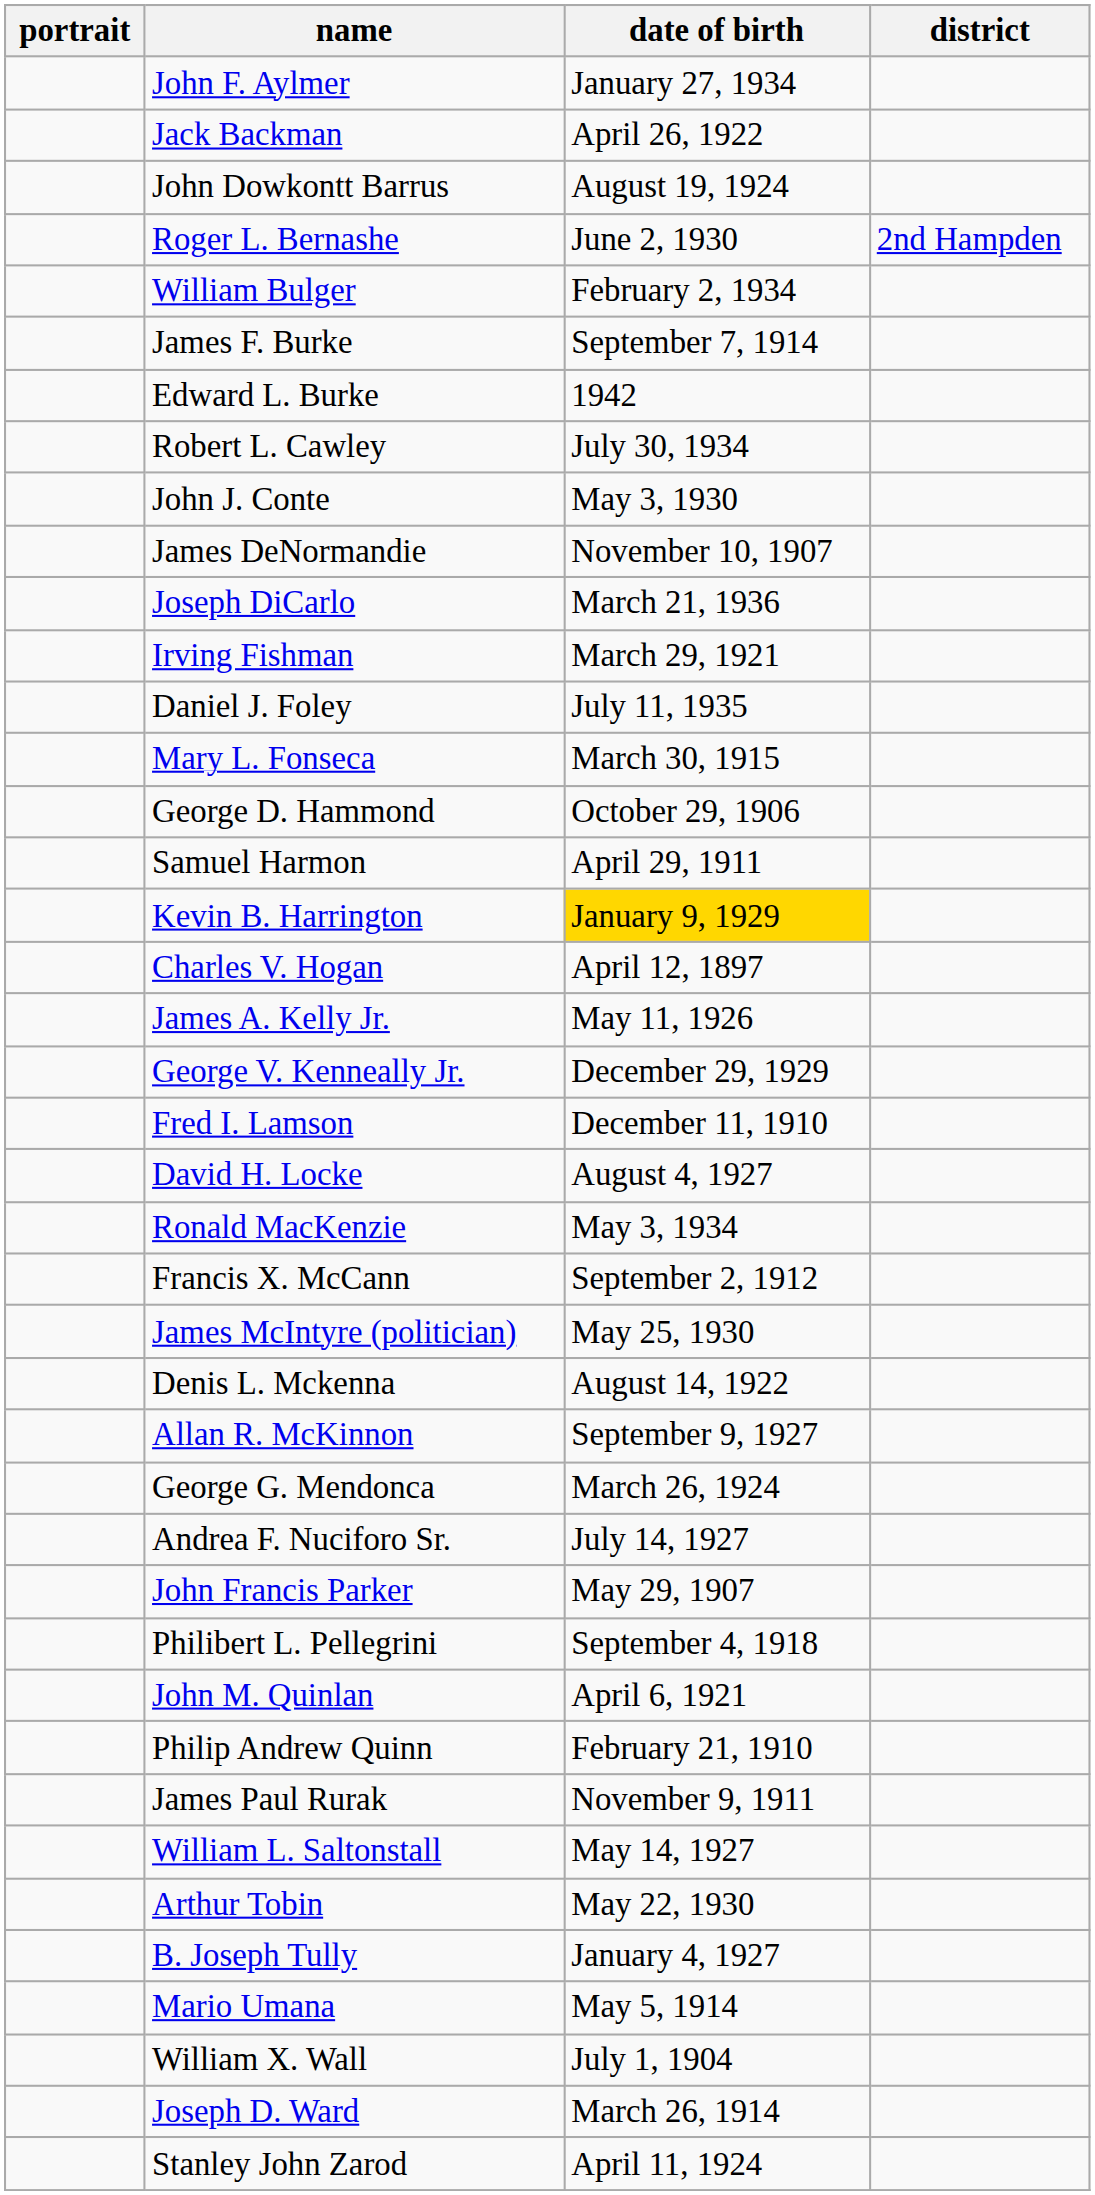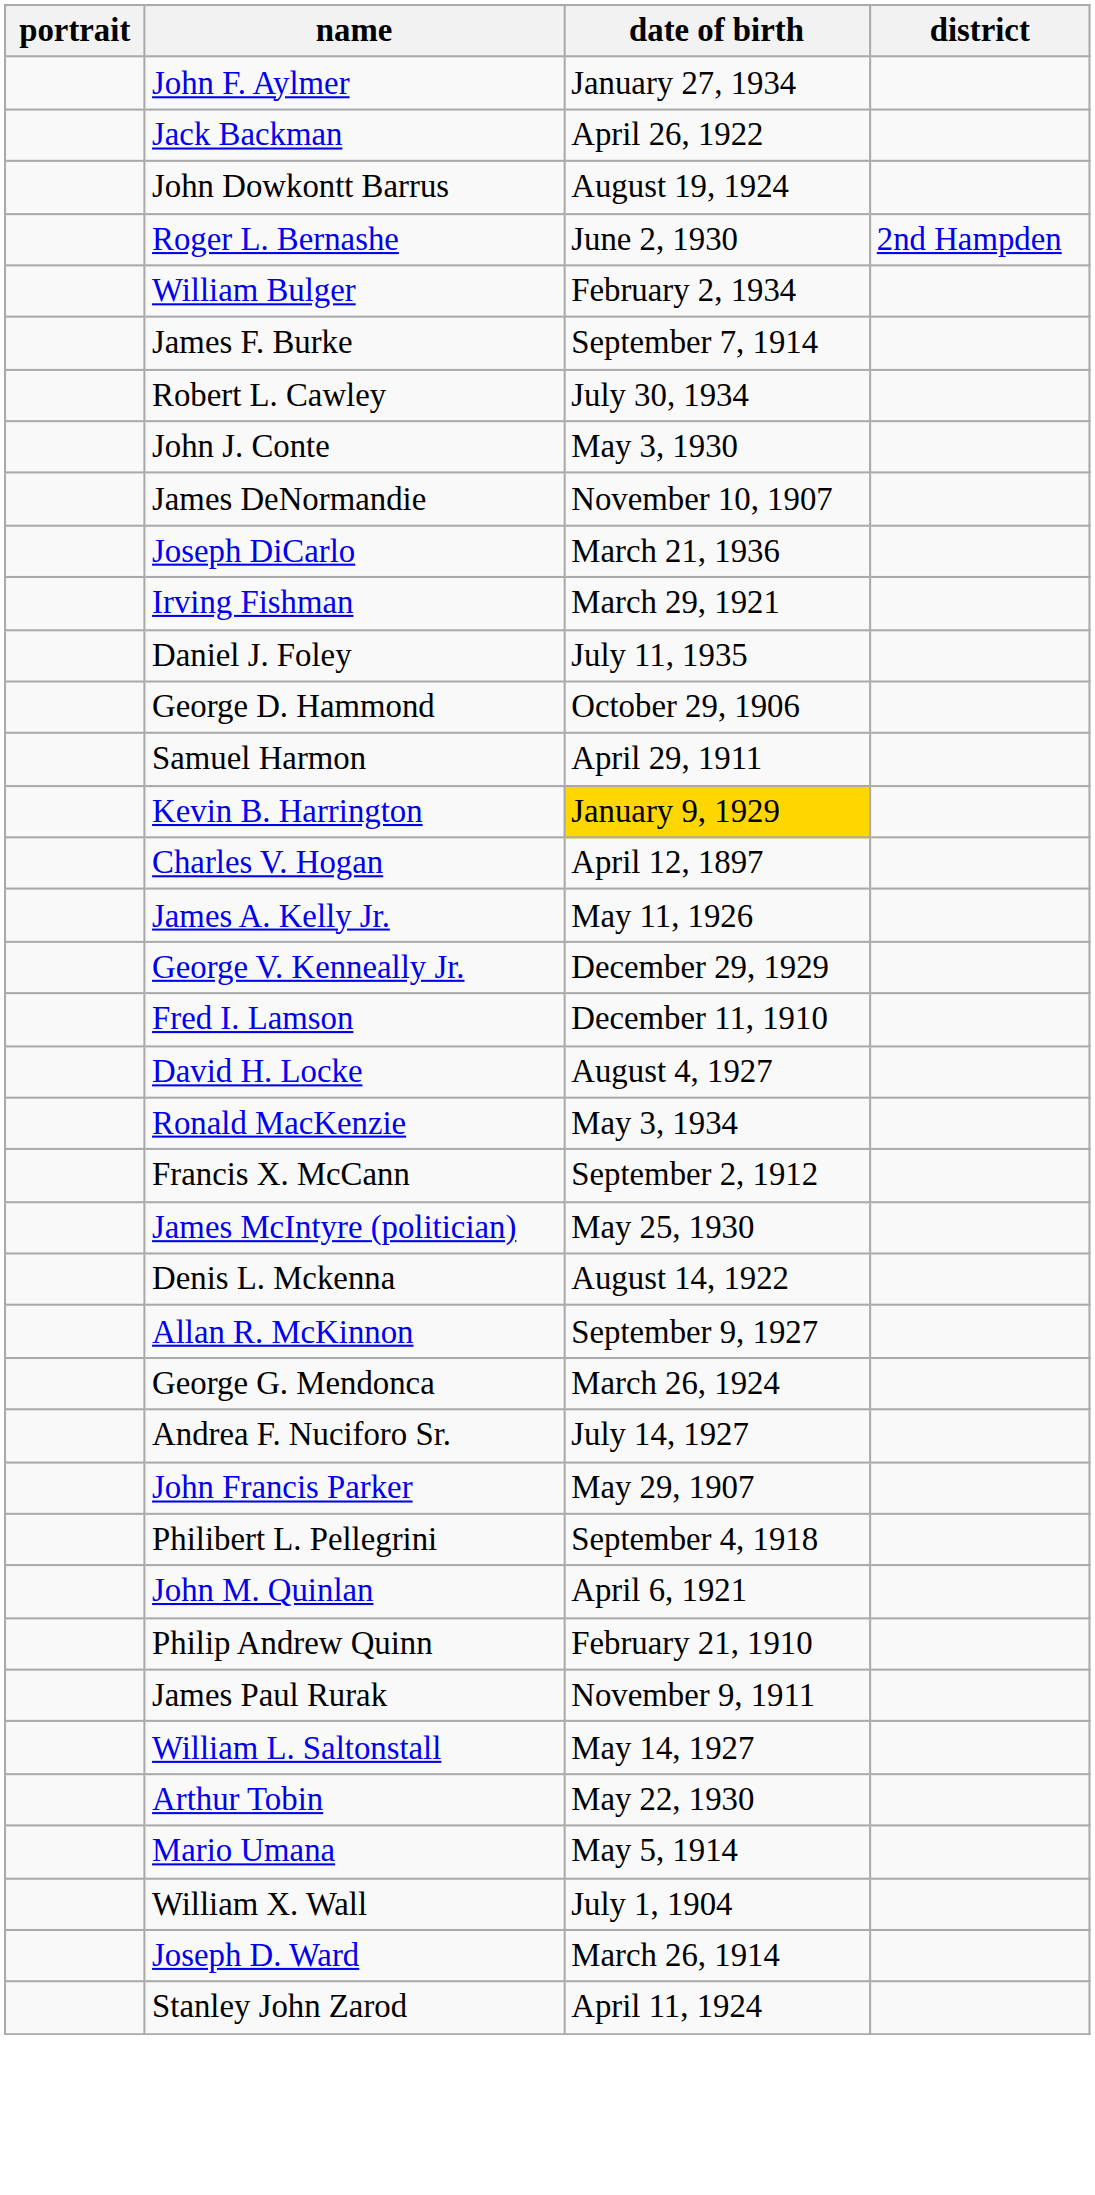- row: (265, 394)
- row: (264, 758)
- row: (255, 1955)
